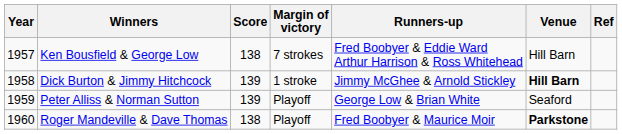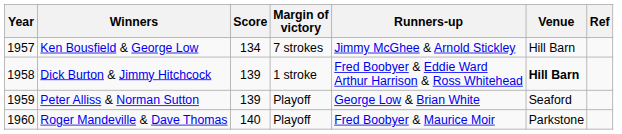(250, 54) 138 -> (250, 48) 134
(429, 54) Fred Boobyer & Eddie Ward Arthur Harrison & Ross Whitehead -> (425, 48) Jimmy McGhee & Arnold Stickley
(425, 81) Jimmy McGhee & Arnold Stickley -> (429, 74) Fred Boobyer & Eddie Ward Arthur Harrison & Ross Whitehead
(250, 120) 138 -> (250, 120) 140
(558, 120) bold -> (556, 120) normal
